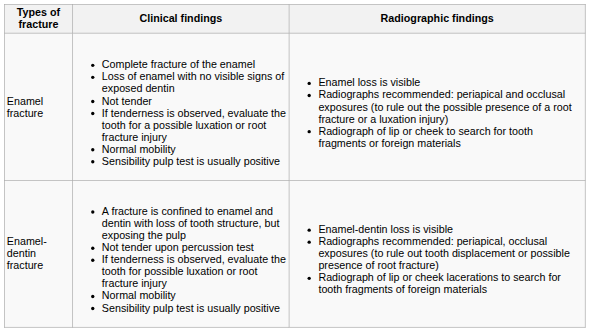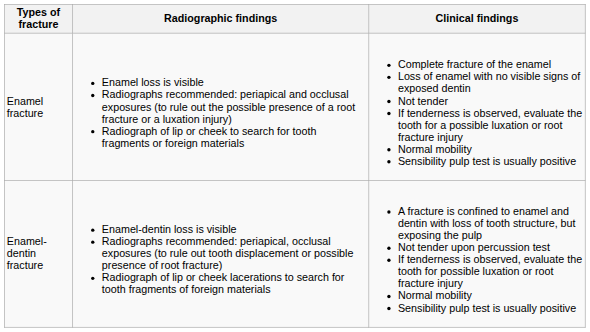columns swapped: (181, 19) <-> (437, 19)
